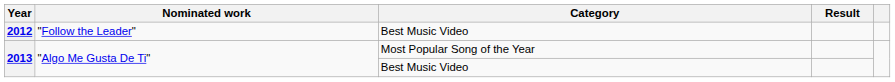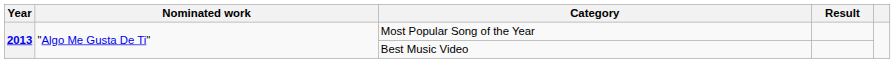- row: (20, 31)
